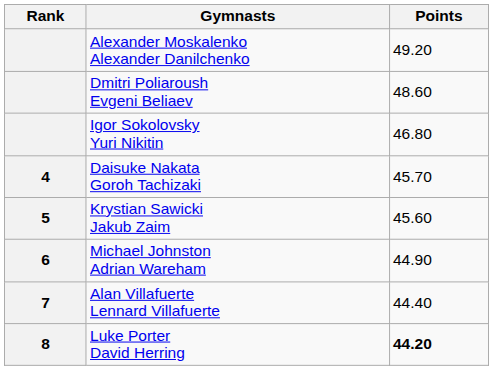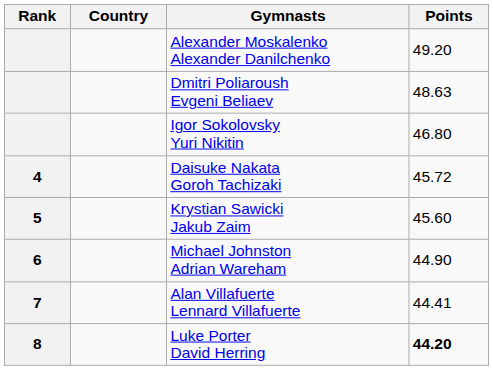+ column: (118, 16)
(412, 92) 48.60 -> (432, 92) 48.63
(412, 176) 45.70 -> (432, 176) 45.72
(412, 302) 44.40 -> (432, 302) 44.41
